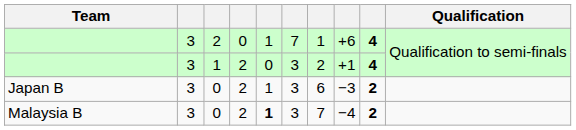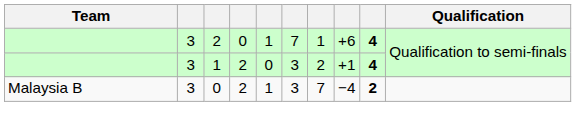- row: (36, 88)
(269, 112) bold -> (269, 88) normal
